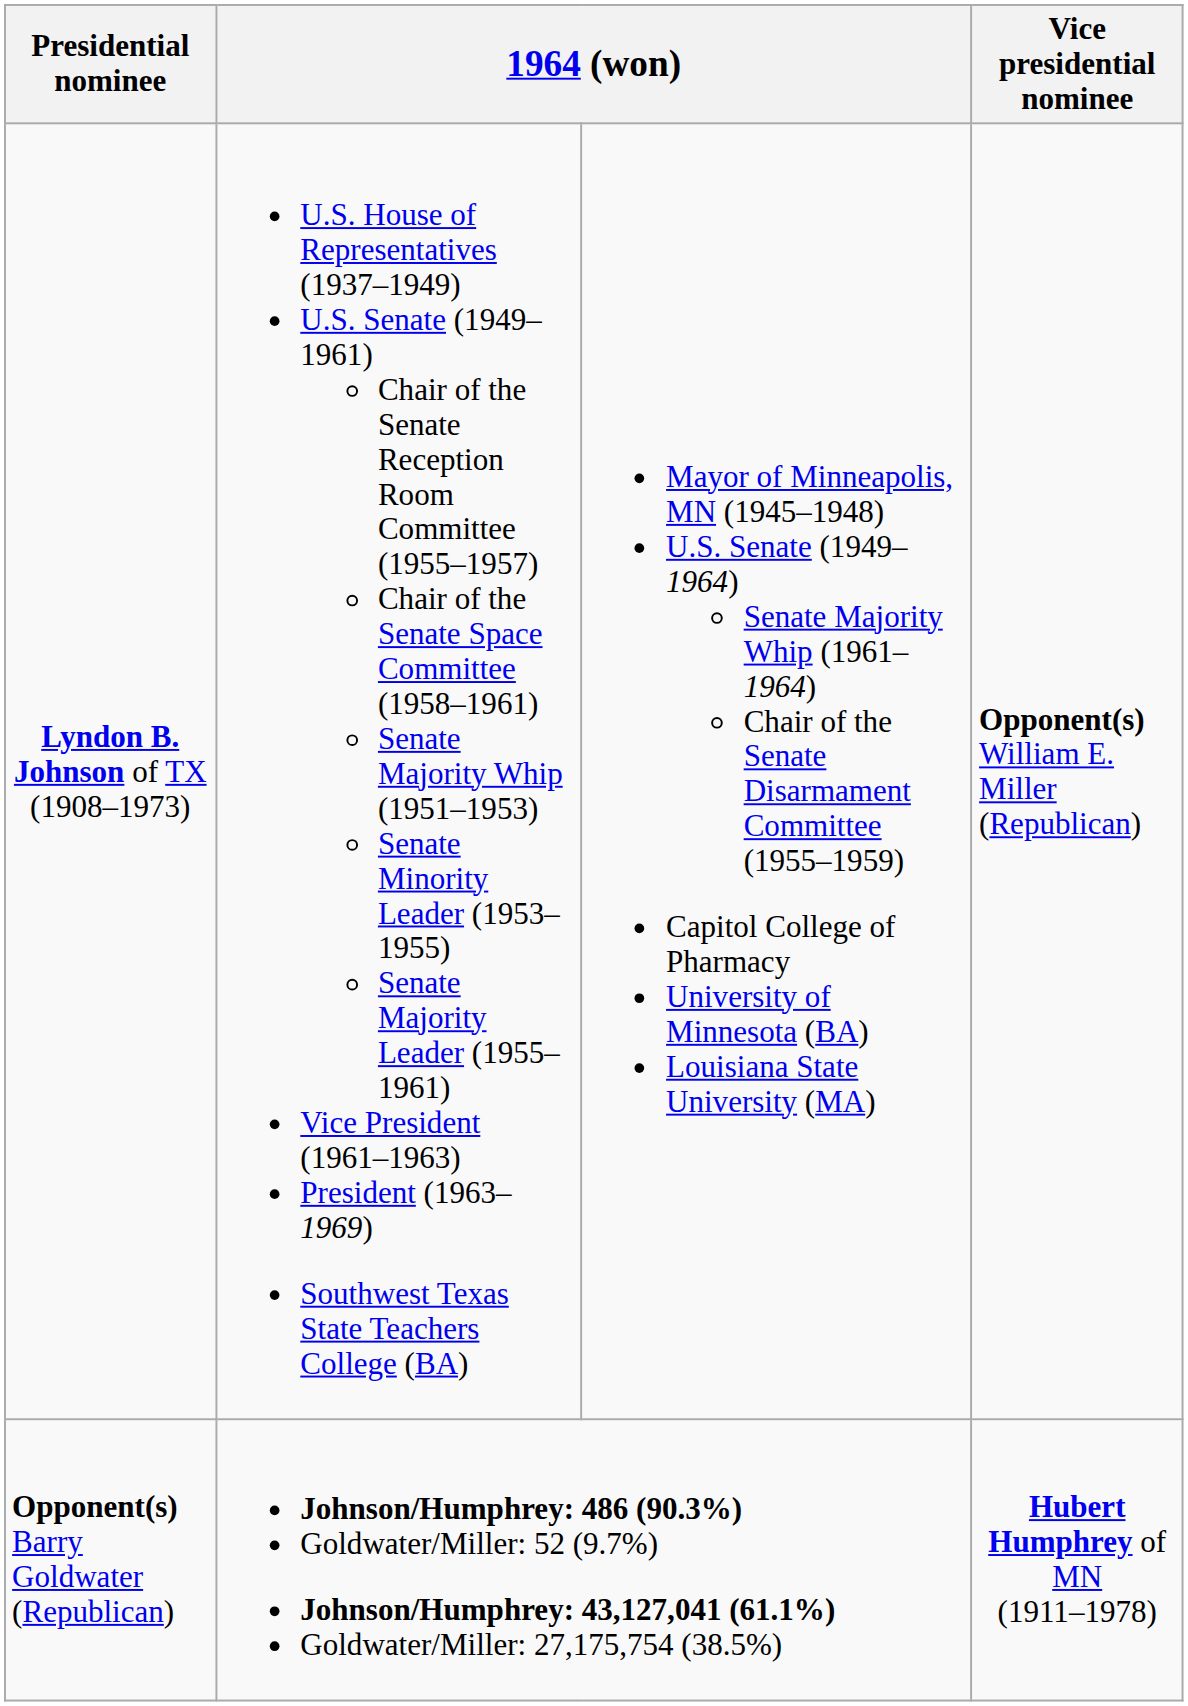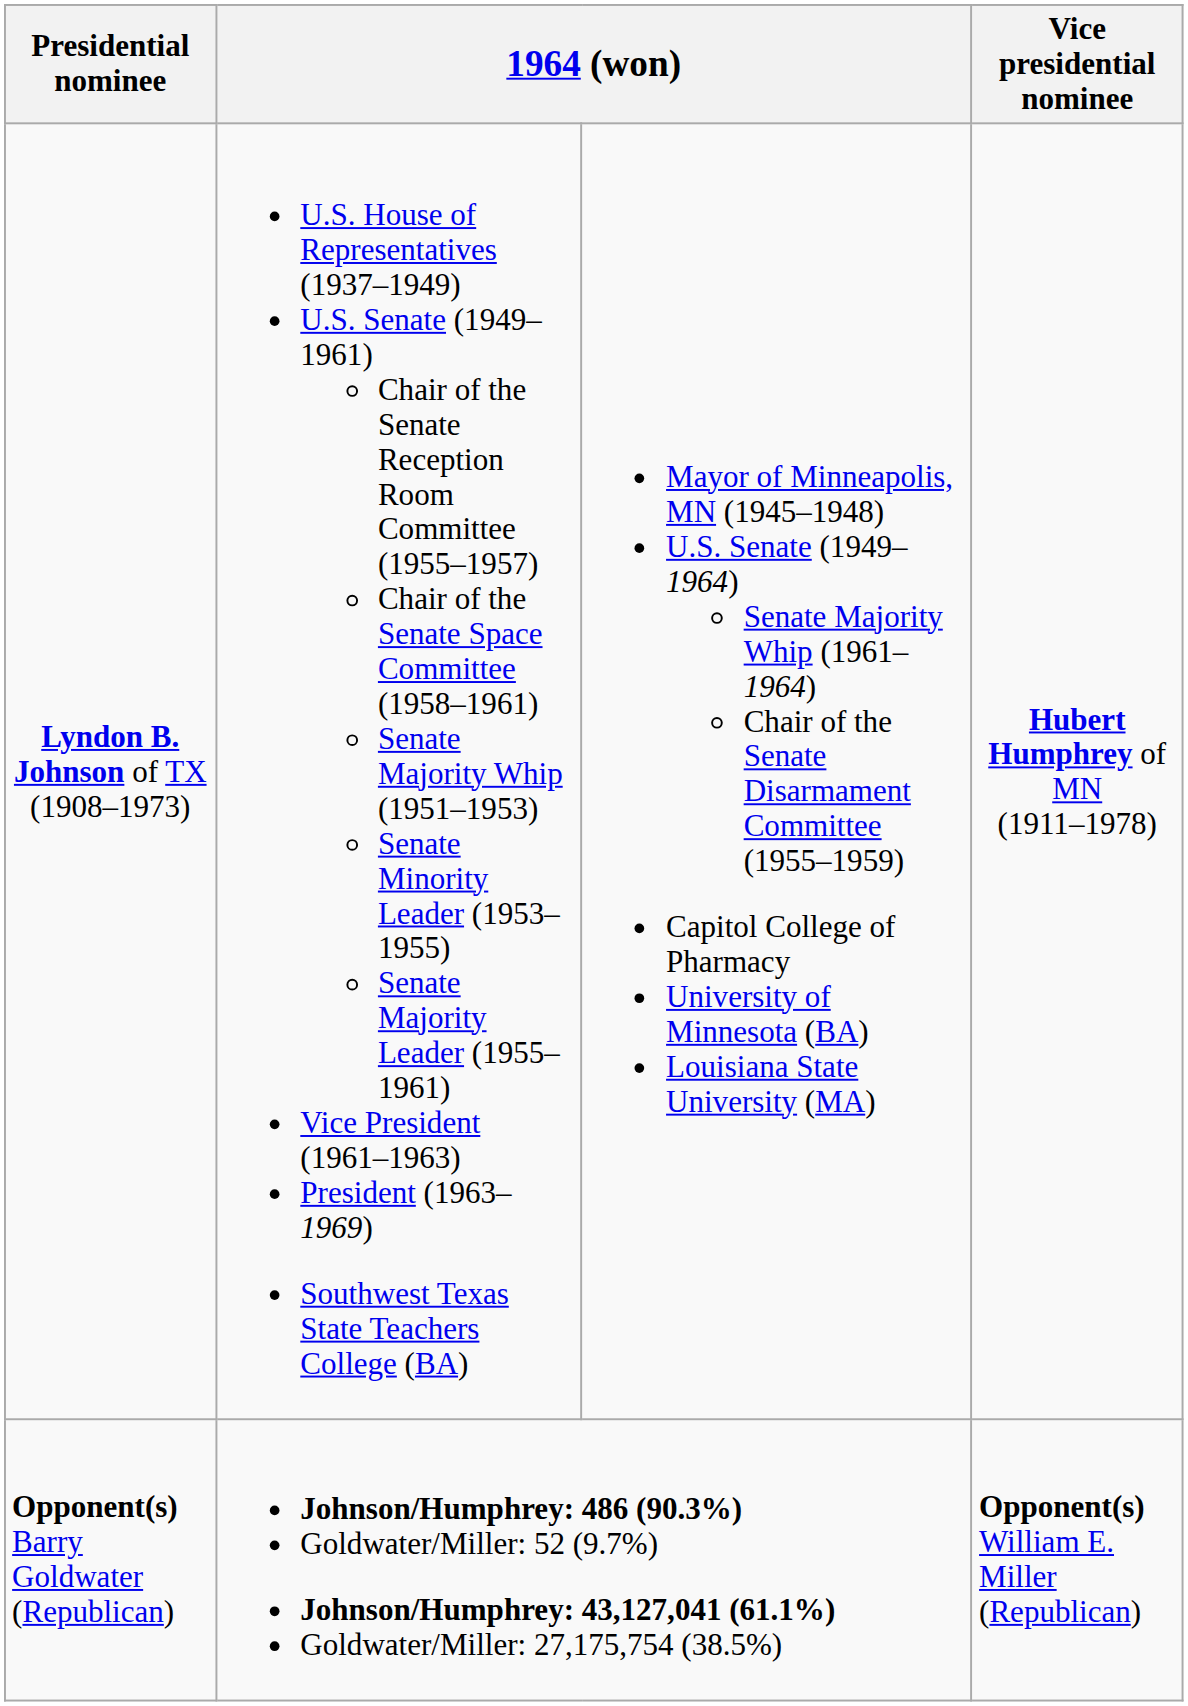(1062, 770) Opponent(s) William E. Miller (Republican) -> (1077, 770) Hubert Humphrey of MN (1911–1978)
(1077, 1559) Hubert Humphrey of MN (1911–1978) -> (1062, 1559) Opponent(s) William E. Miller (Republican)
